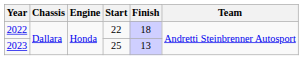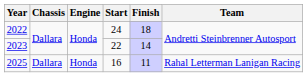(116, 30) 22 -> (116, 30) 24
(116, 47) 25 -> (116, 47) 22
(146, 47) 13 -> (146, 47) 14
+ row: (17, 63)
